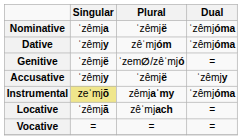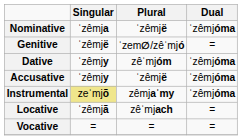rows swapped: (37, 61) <-> (37, 45)
(212, 78) ˈzêmjy -> (212, 78) ˈzêmjóma
